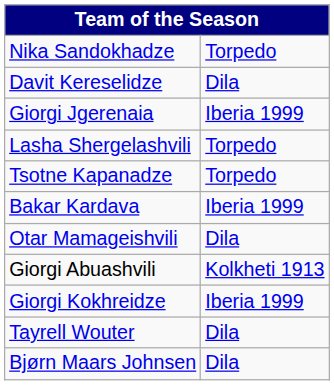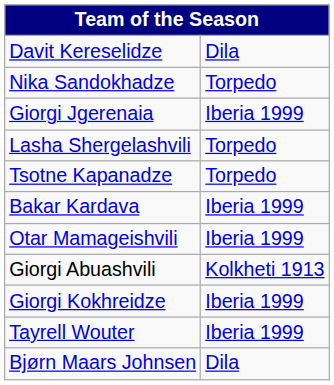rows swapped: (86, 82) <-> (92, 51)
(222, 238) Dila -> (254, 238) Iberia 1999
(222, 332) Dila -> (254, 332) Iberia 1999
